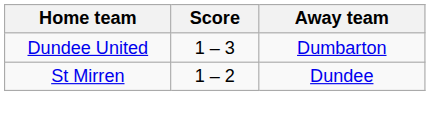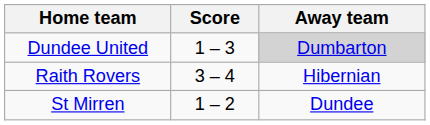(342, 47) no background -> (342, 47) lightgrey background
+ row: (88, 76)
